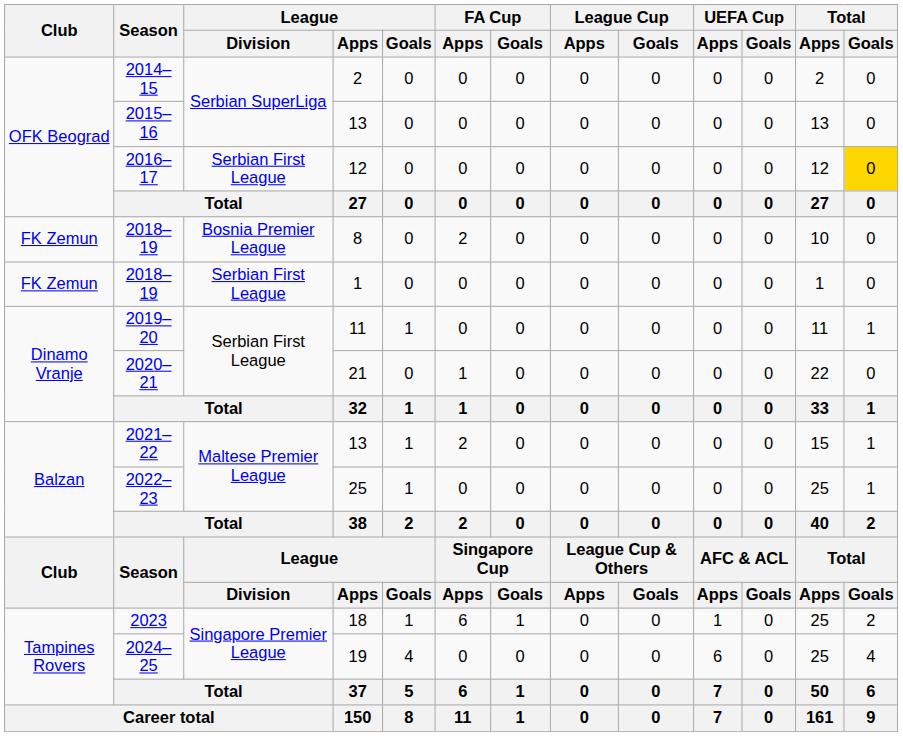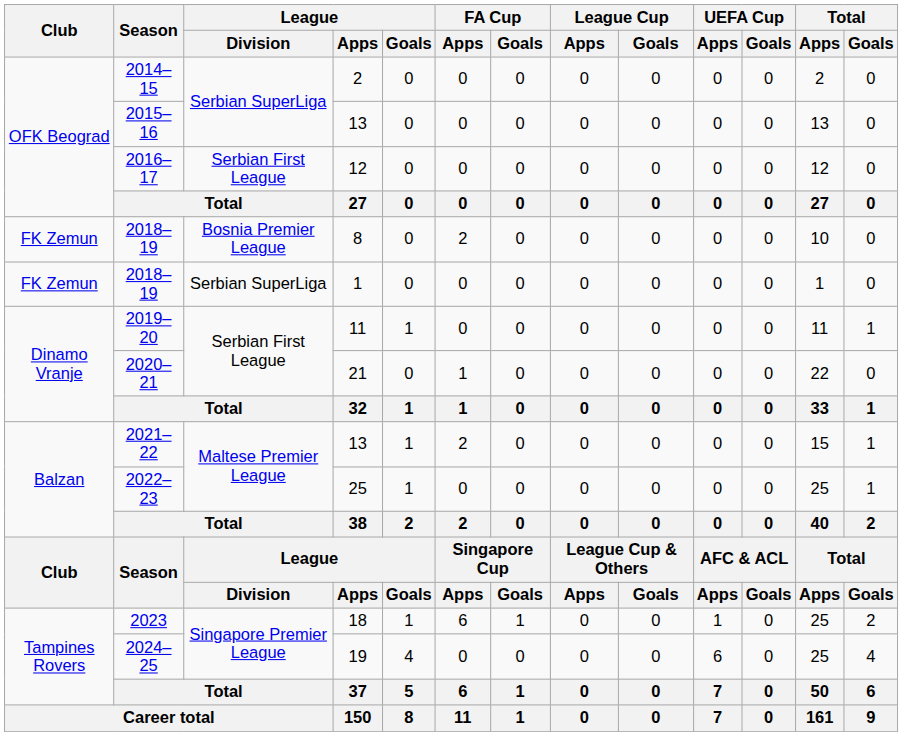(871, 168) gold background -> (871, 168) no background
(258, 283) Serbian First League -> (258, 283) Serbian SuperLiga
